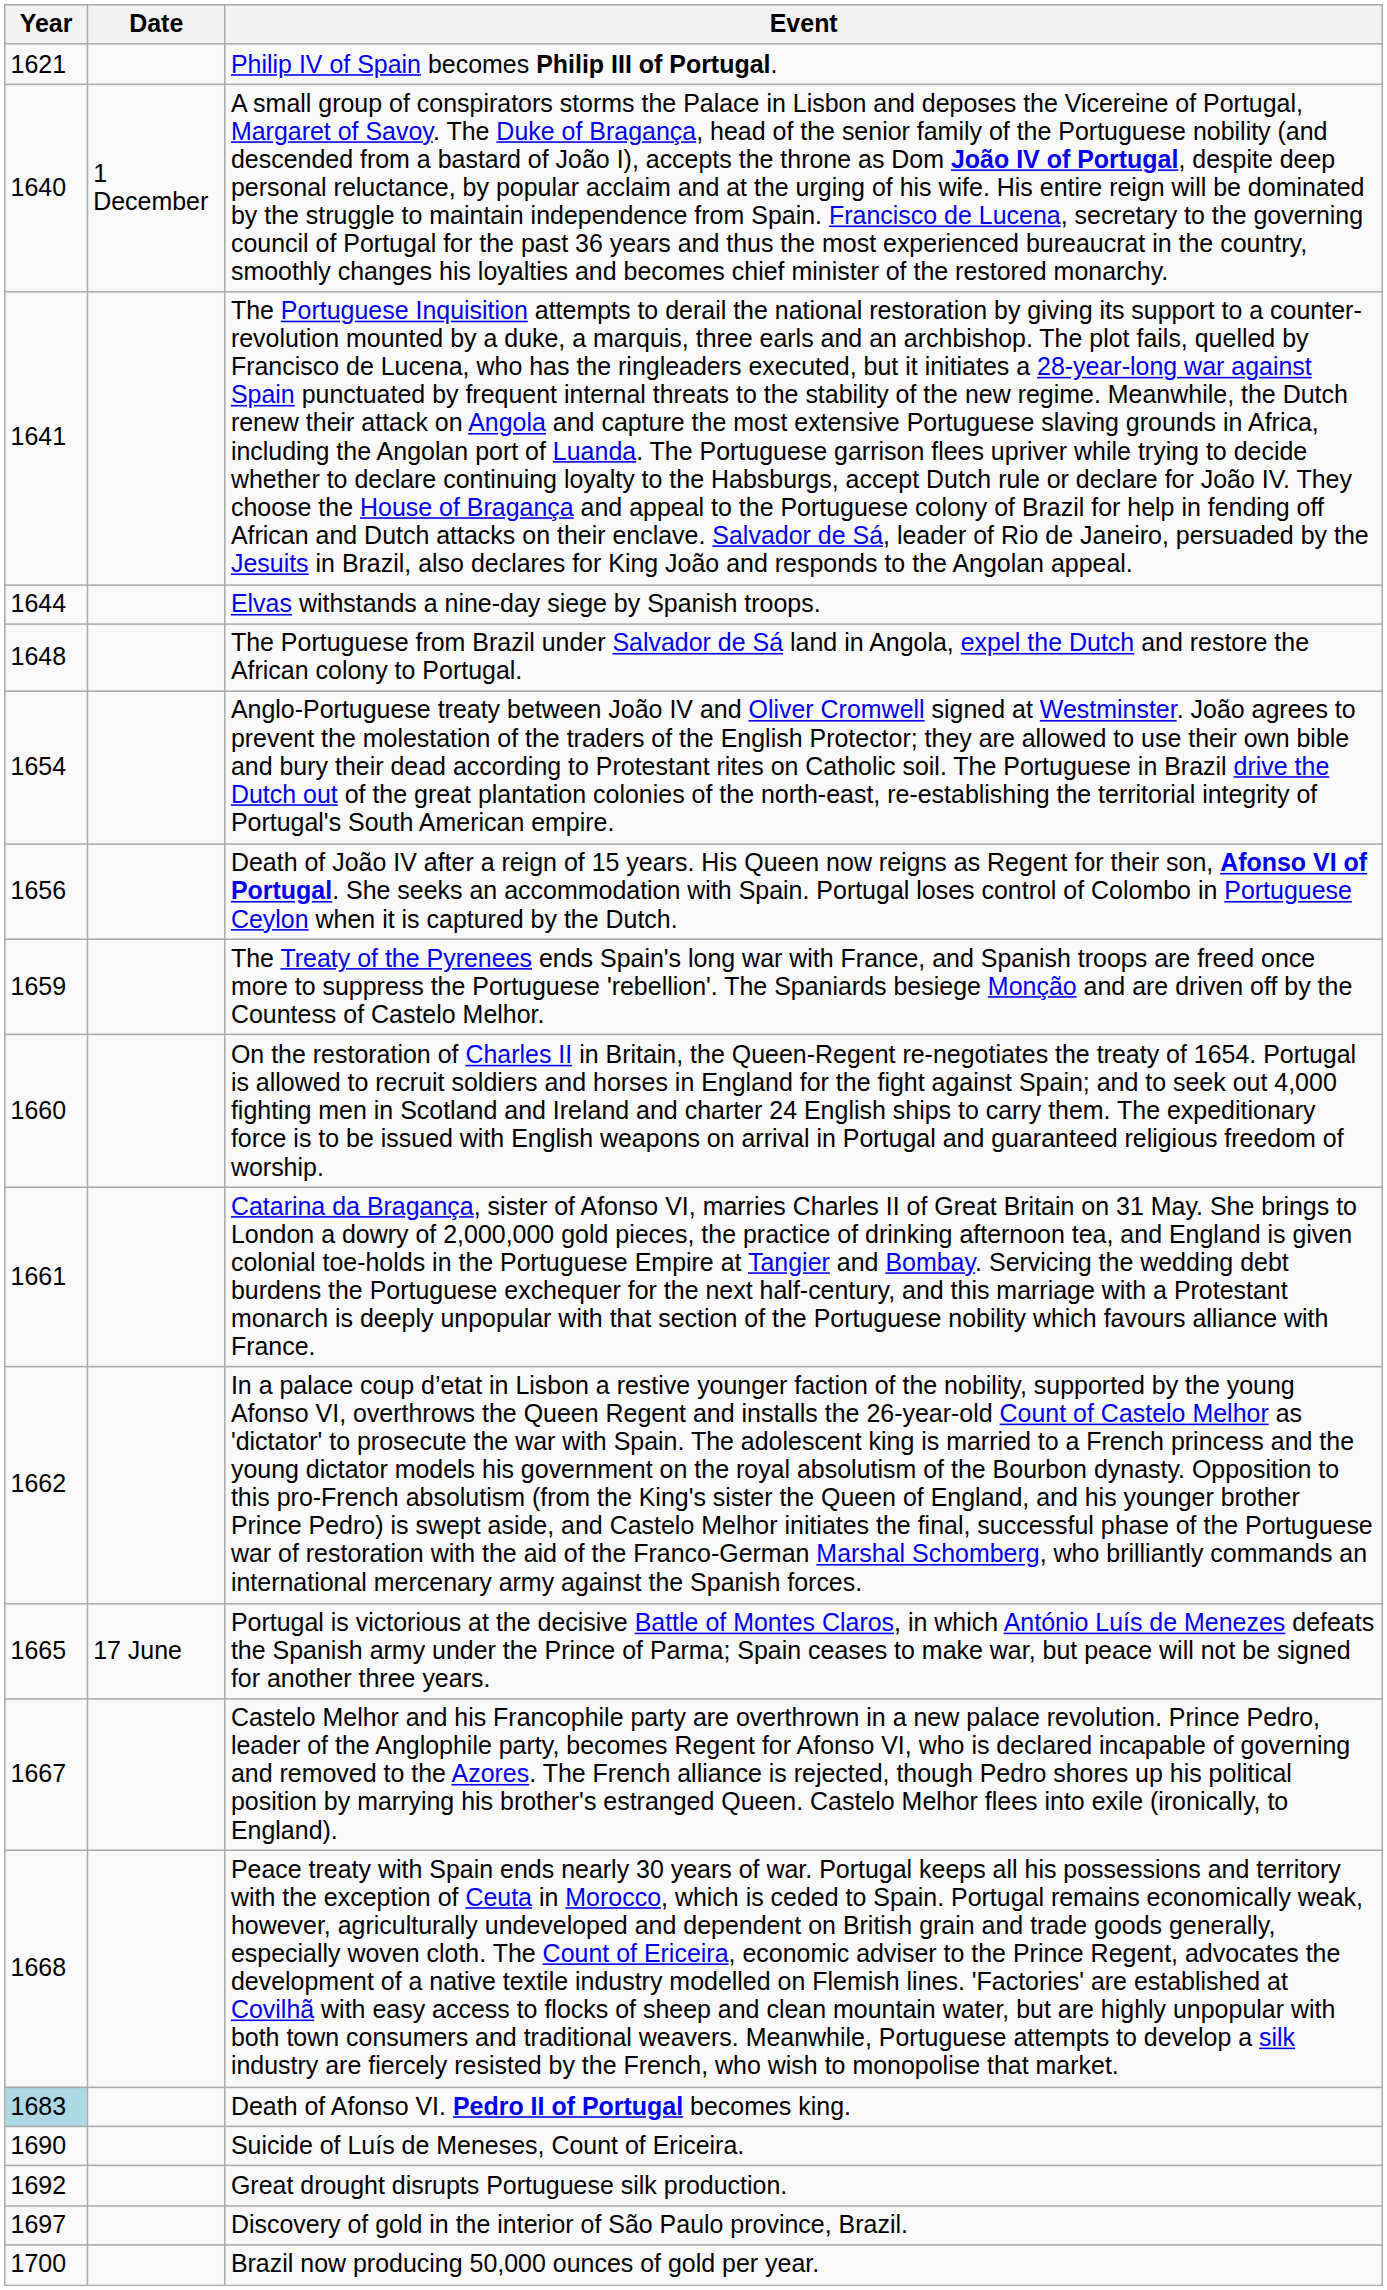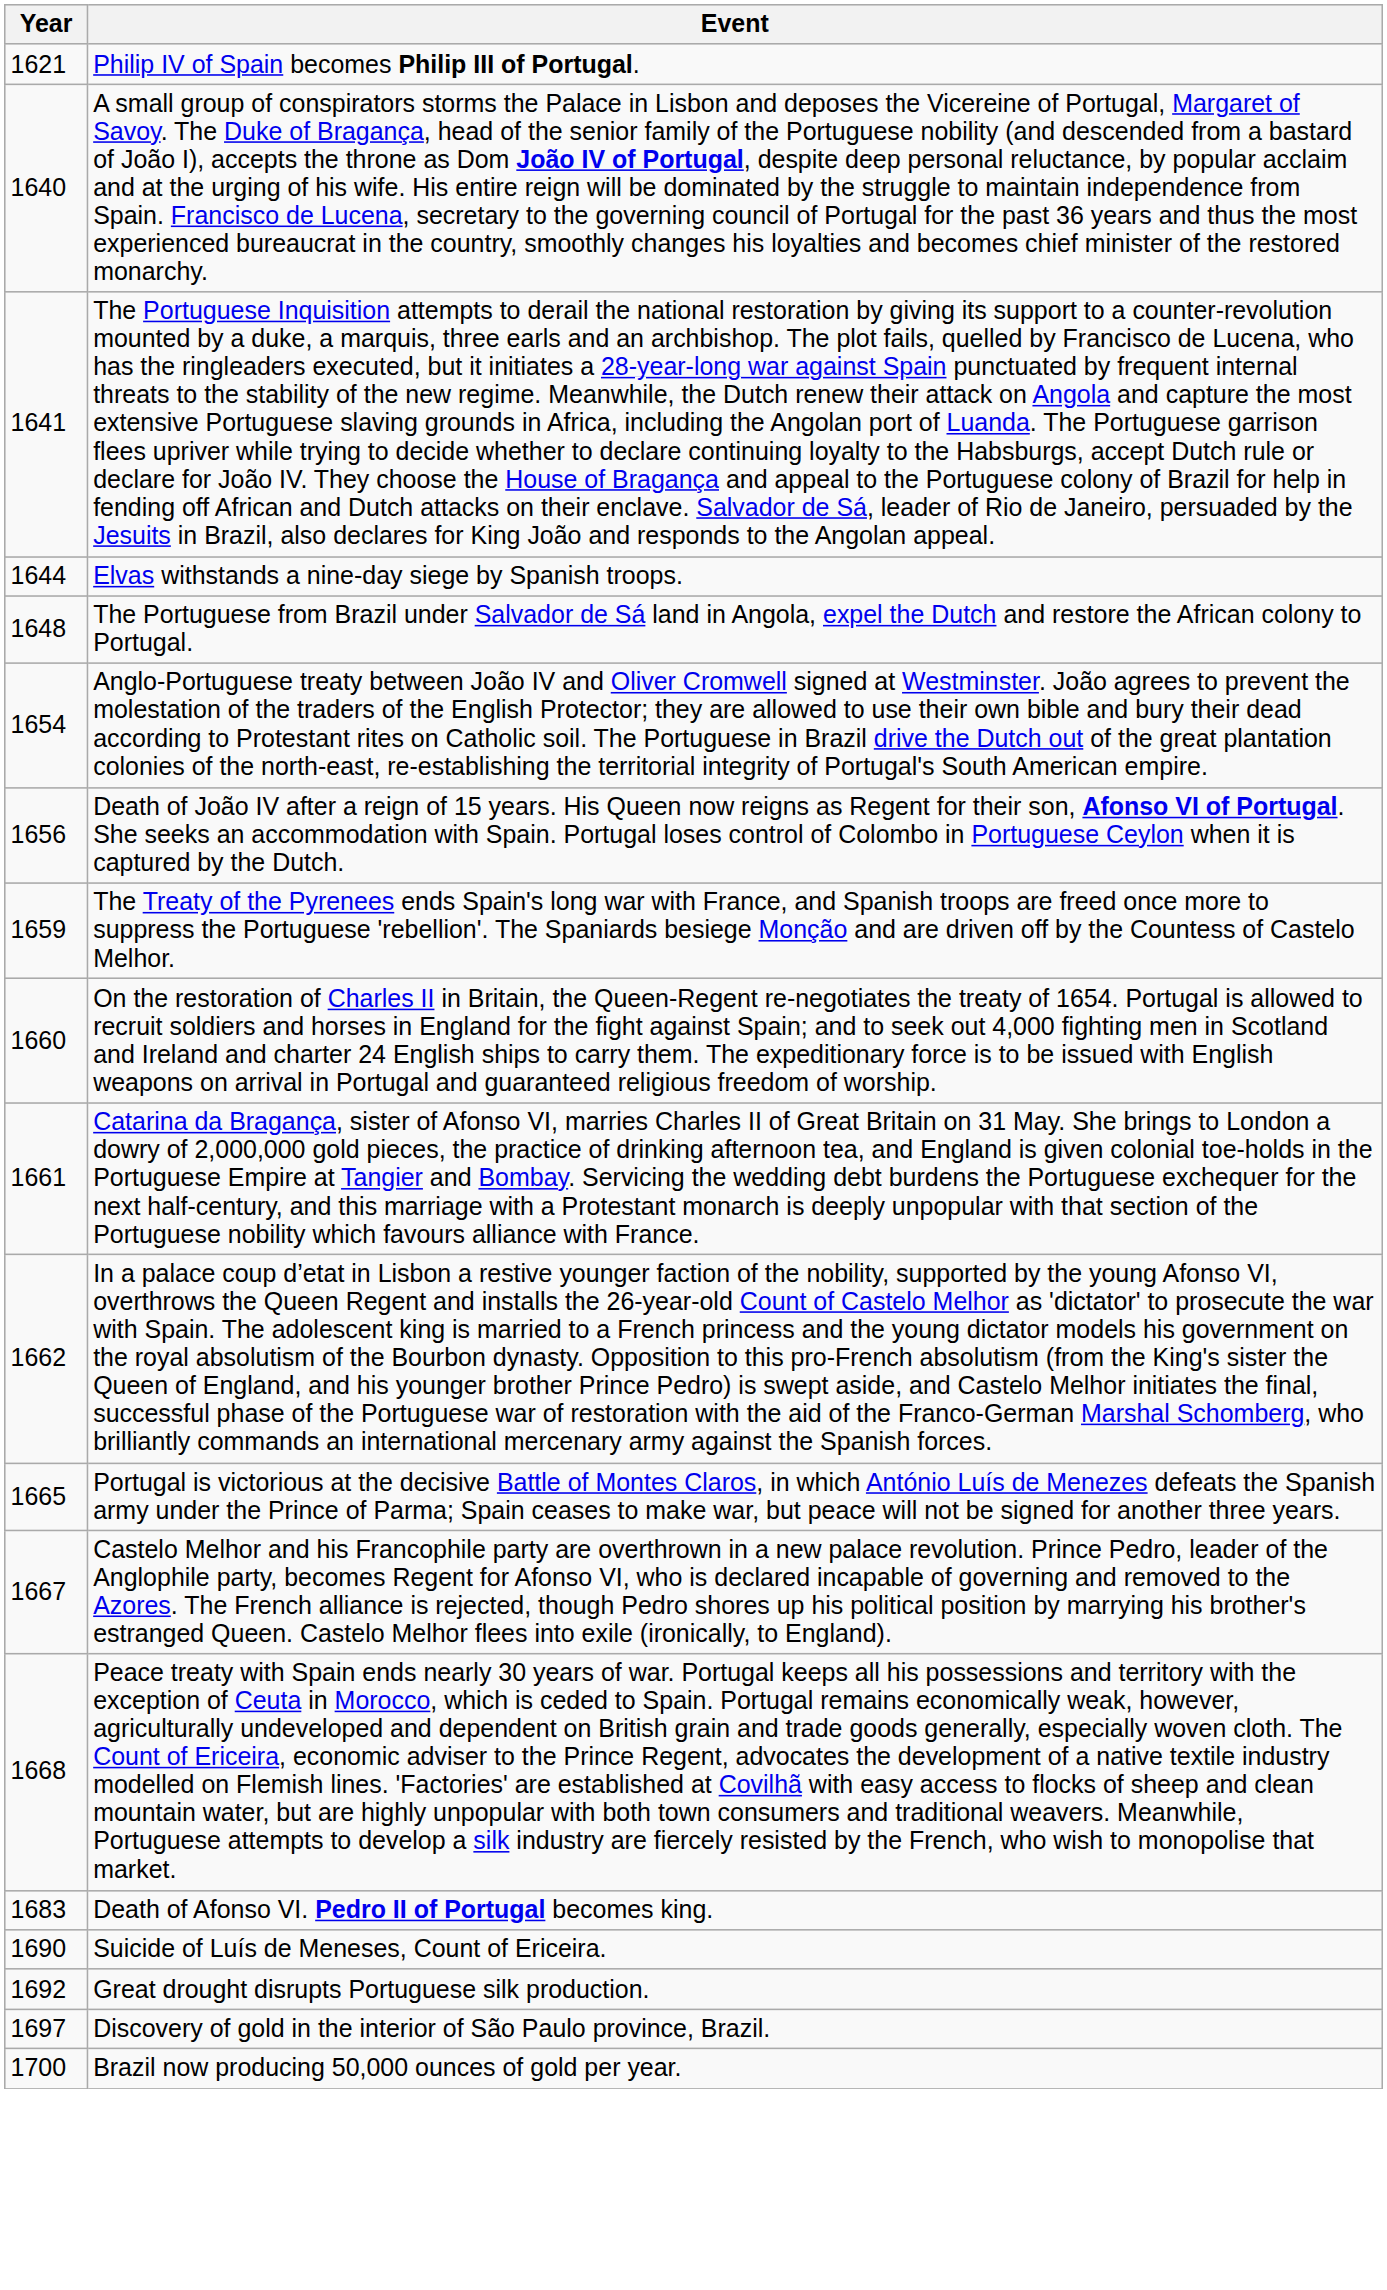- column: (156, 24)
(38, 2106) lightblue background -> (38, 1909) no background
